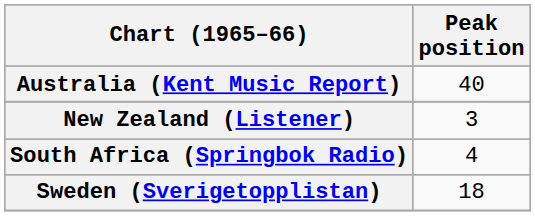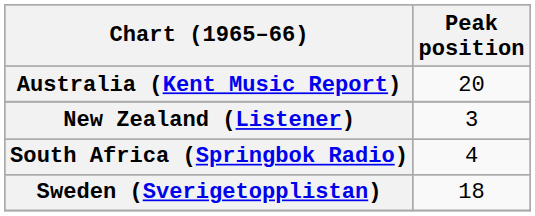(472, 84) 40 -> (472, 84) 20
